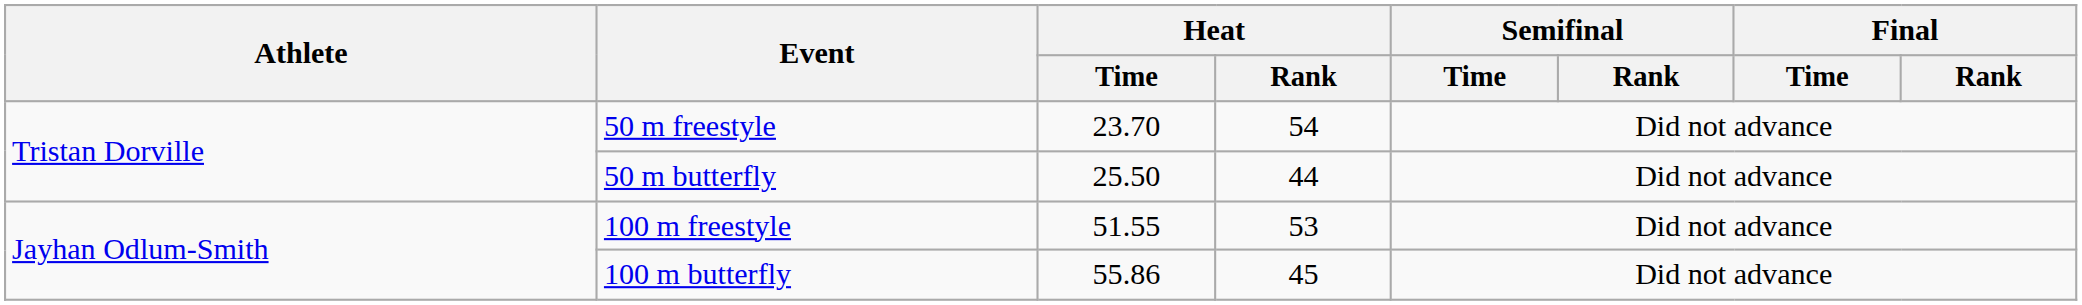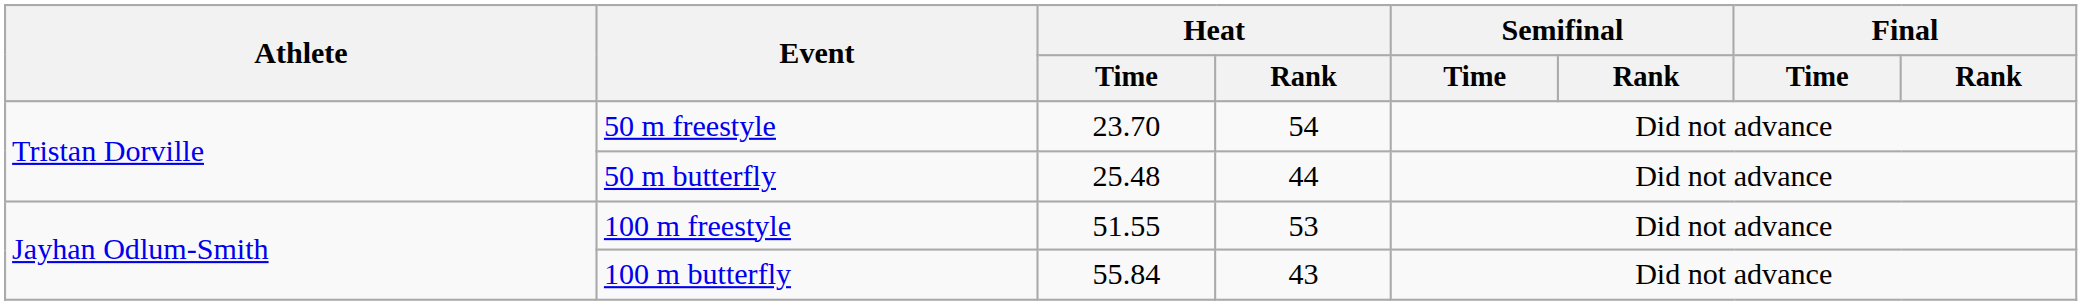(1126, 175) 25.50 -> (1126, 175) 25.48
(1126, 275) 55.86 -> (1126, 275) 55.84
(1304, 275) 45 -> (1304, 275) 43
